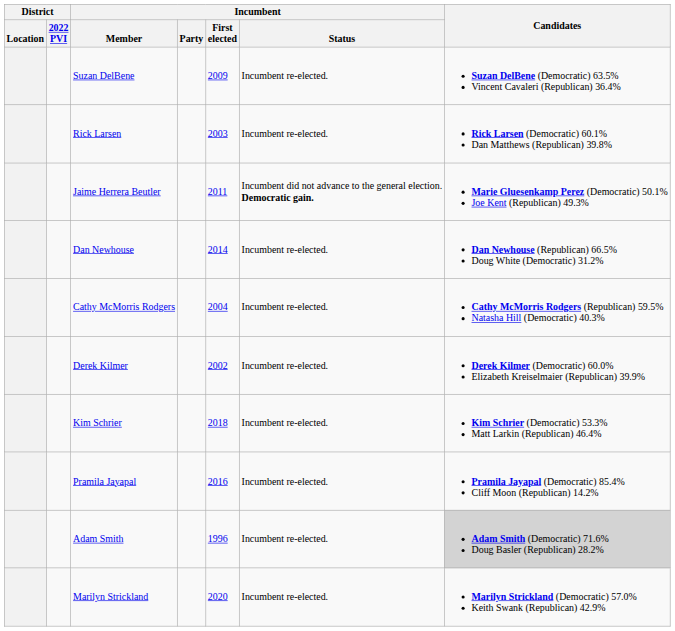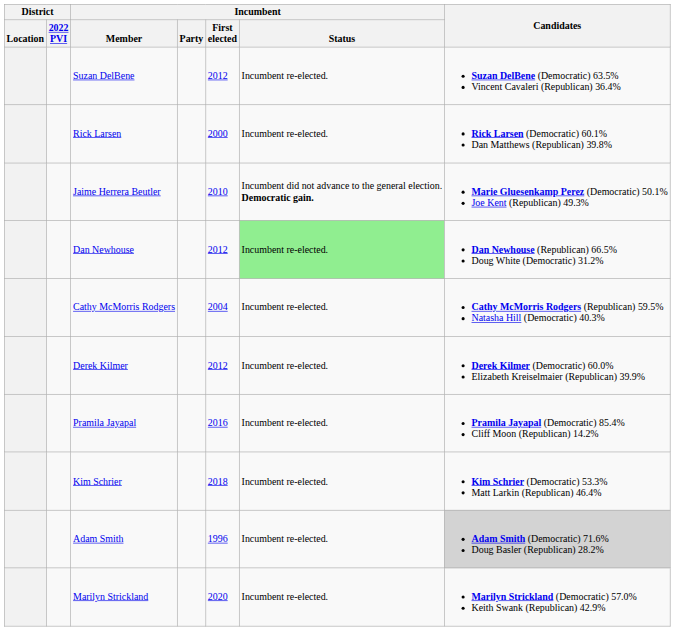(218, 76) 2009 -> (218, 76) 2012
(218, 133) 2003 -> (218, 133) 2000
(218, 191) 2011 -> (218, 191) 2010
(218, 249) 2014 -> (218, 249) 2012
(285, 249) no background -> (285, 249) lightgreen background
(218, 365) 2002 -> (218, 365) 2012
rows swapped: (105, 481) <-> (97, 423)
